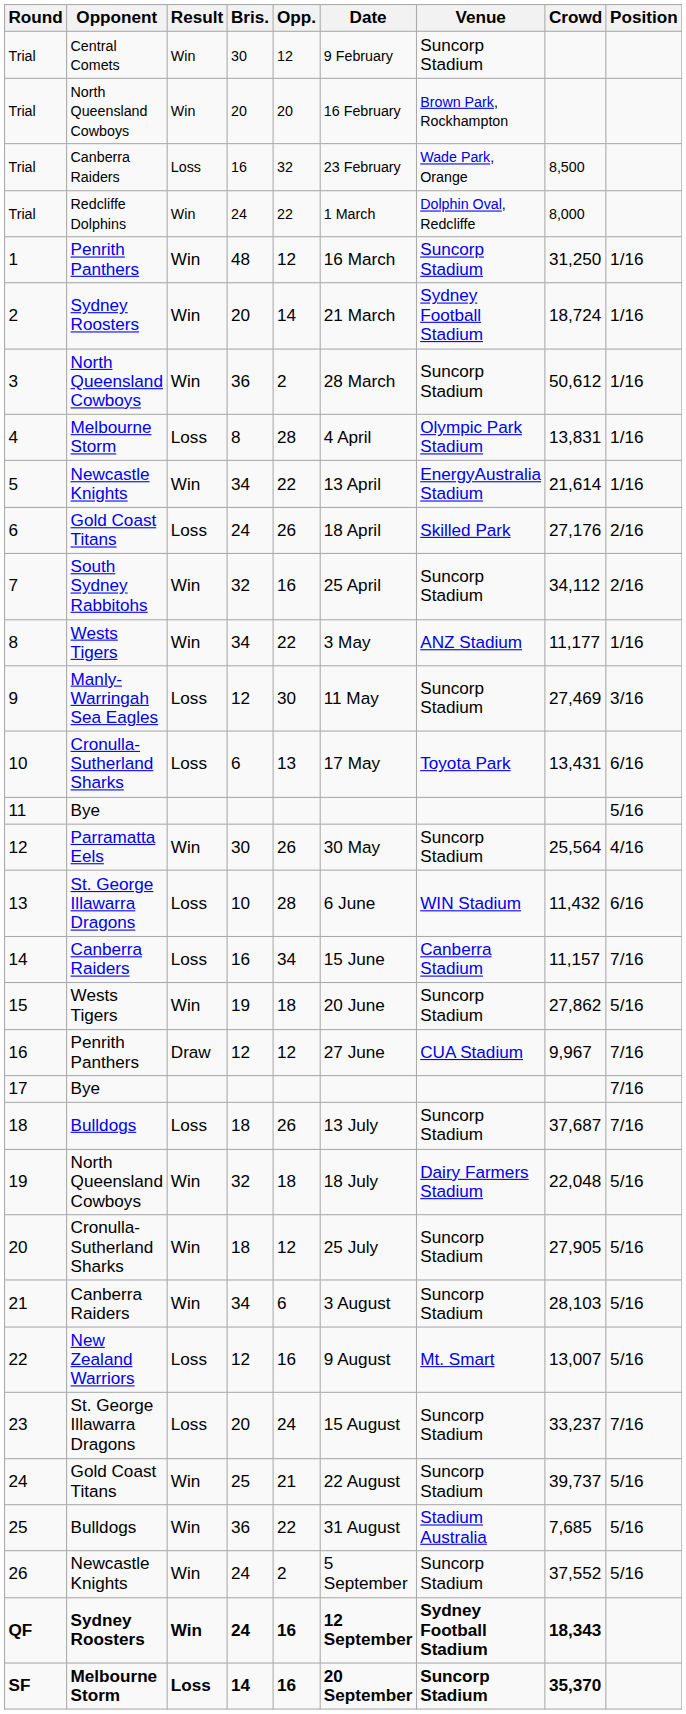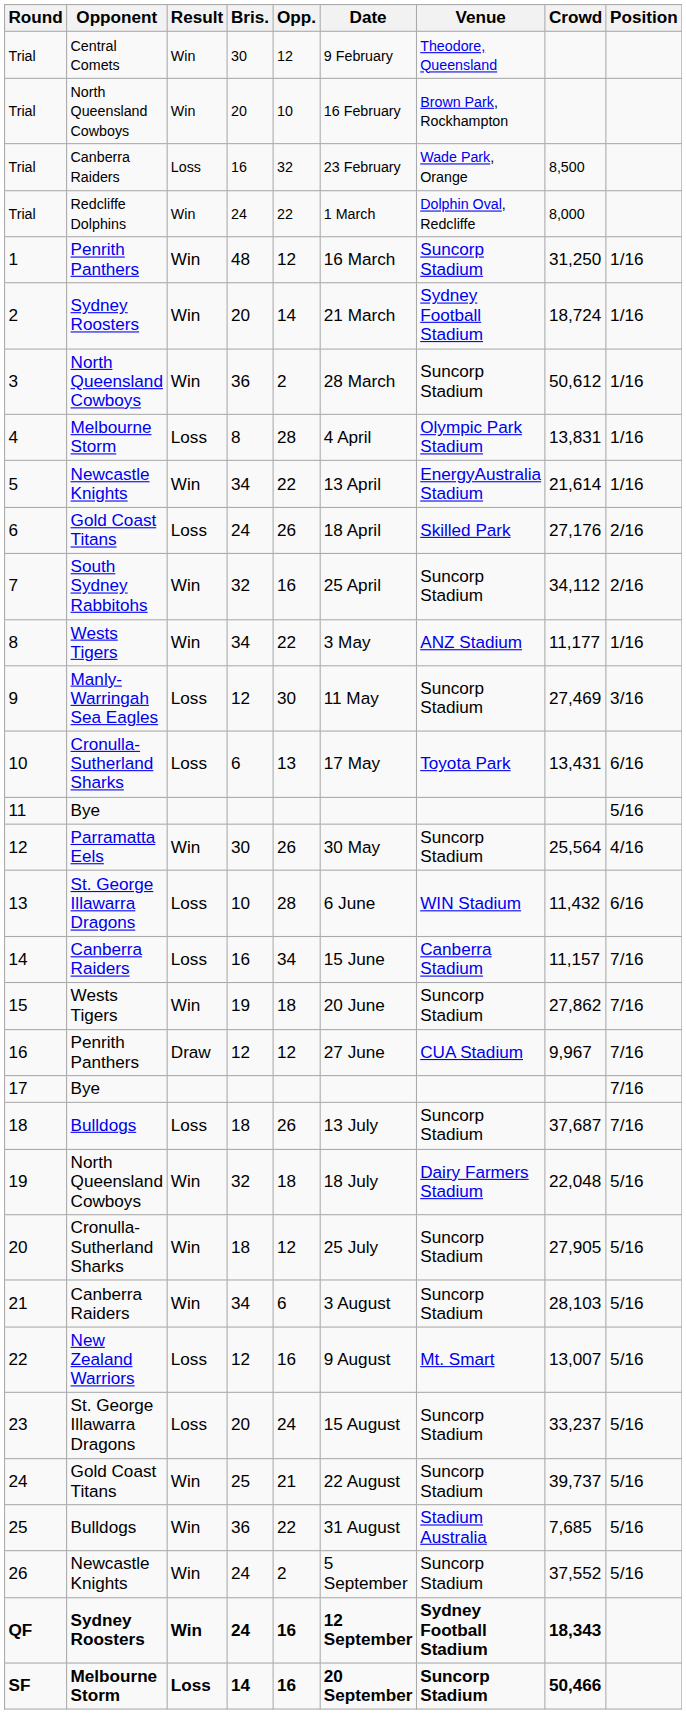(452, 54) Suncorp Stadium -> (459, 55) Theodore, Queensland
(285, 111) 20 -> (285, 111) 10
(627, 1005) 5/16 -> (627, 1005) 7/16
(627, 1425) 7/16 -> (627, 1425) 5/16
(575, 1686) 35,370 -> (575, 1686) 50,466
